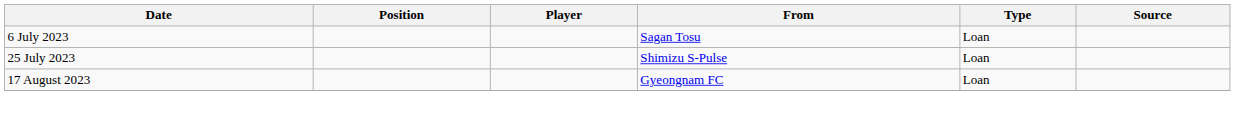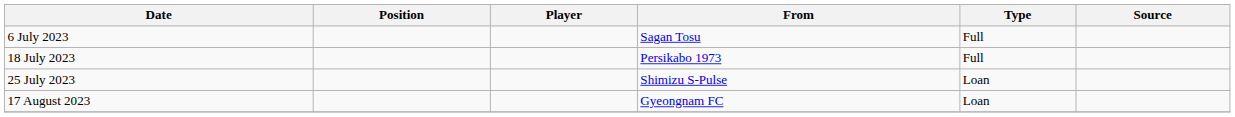(976, 37) Loan -> (973, 37) Full
+ row: (41, 58)
